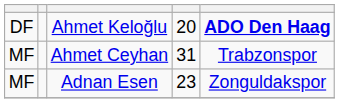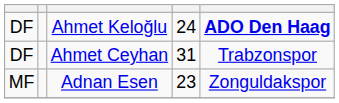(186, 26) 20 -> (186, 26) 24
(21, 54) MF -> (21, 54) DF
